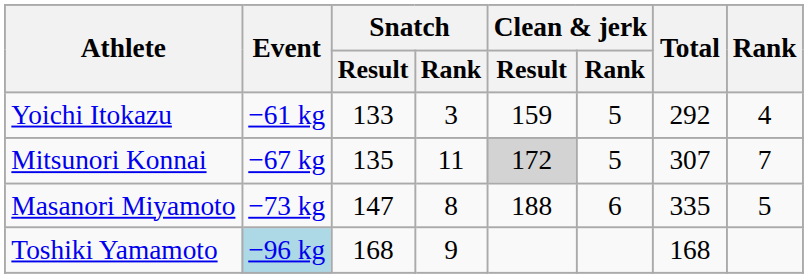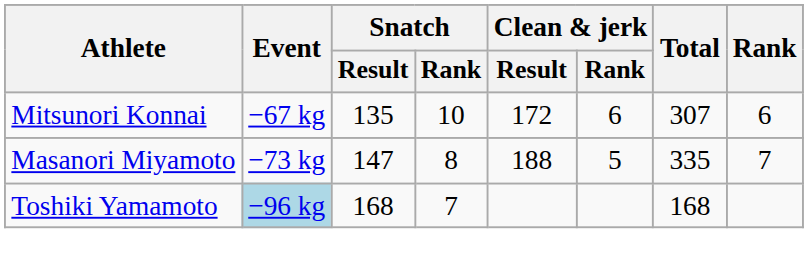- row: (92, 115)
(451, 160) 11 -> (451, 115) 10
(532, 160) lightgrey background -> (532, 115) no background
(615, 160) 5 -> (615, 115) 6
(765, 160) 7 -> (765, 115) 6
(615, 205) 6 -> (615, 160) 5
(765, 205) 5 -> (765, 160) 7
(451, 250) 9 -> (451, 205) 7
